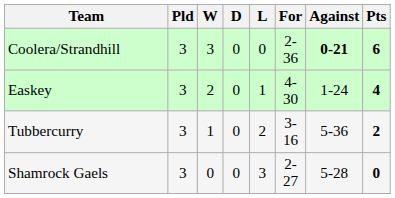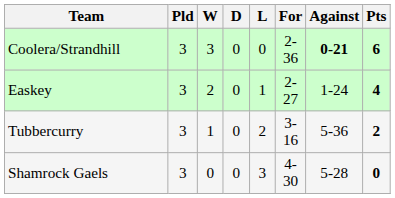(291, 90) 4-30 -> (291, 90) 2-27
(291, 172) 2-27 -> (291, 172) 4-30
